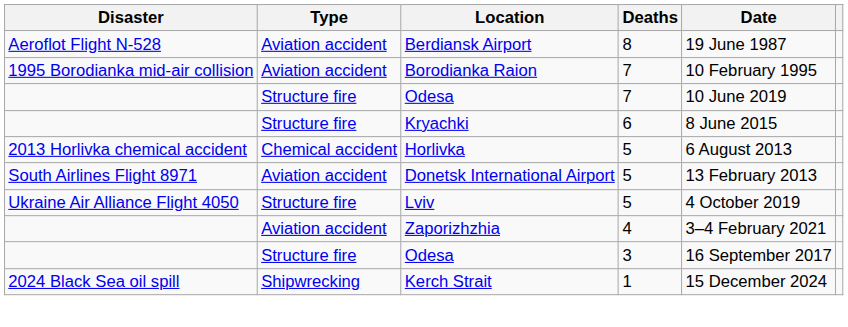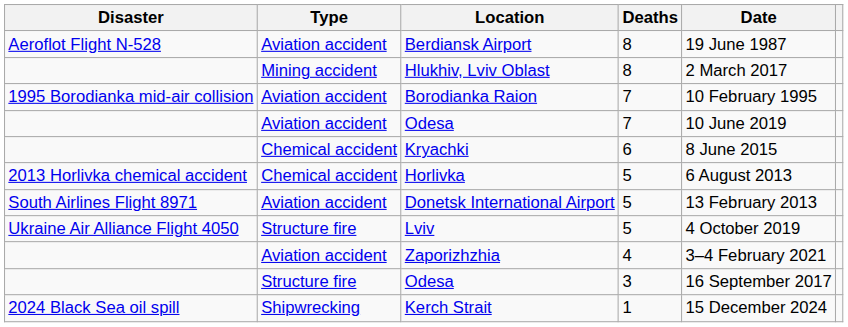+ row: (477, 70)
(309, 96) Structure fire -> (324, 123) Aviation accident
(309, 123) Structure fire -> (329, 149) Chemical accident
